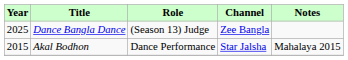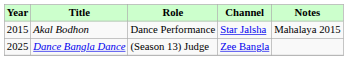rows swapped: (61, 47) <-> (79, 30)
